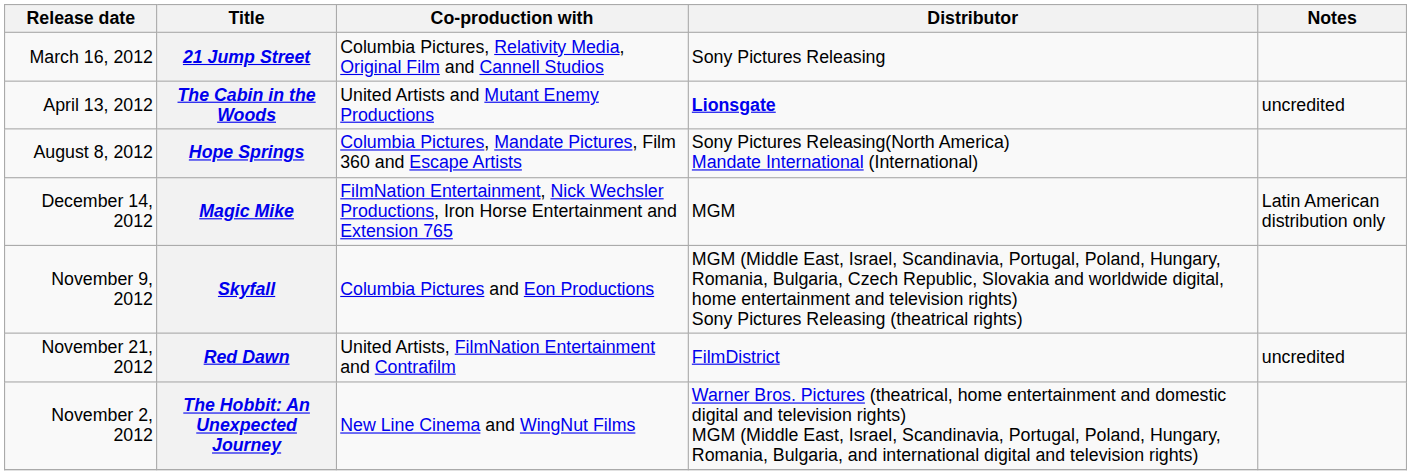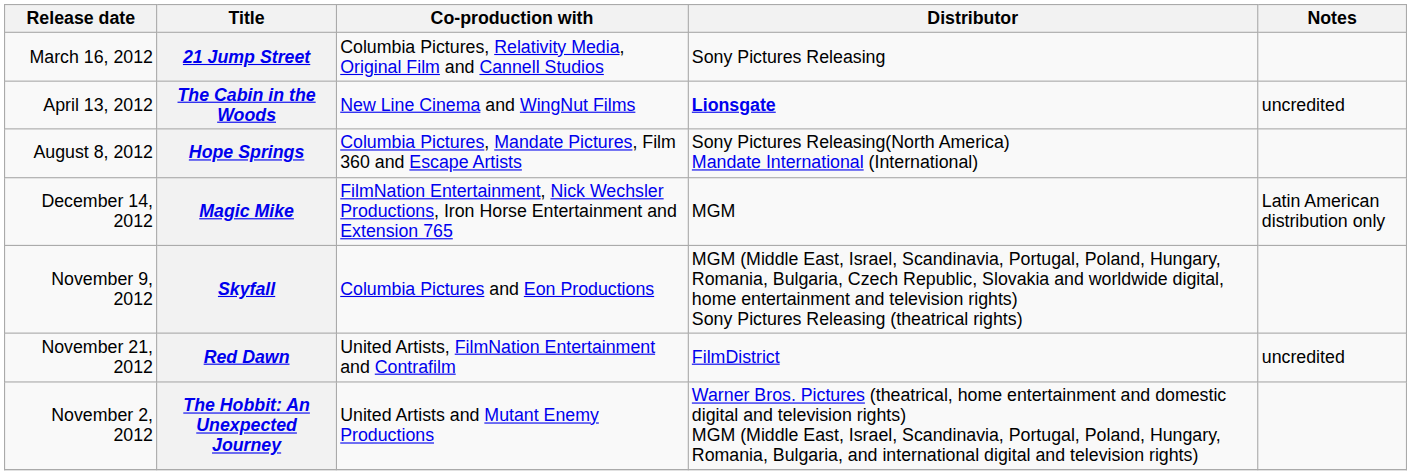(470, 104) United Artists and Mutant Enemy Productions -> (488, 104) New Line Cinema and WingNut Films
(488, 425) New Line Cinema and WingNut Films -> (470, 425) United Artists and Mutant Enemy Productions
